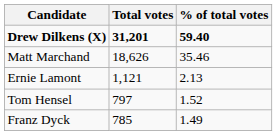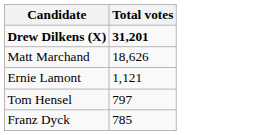- column: (224, 15)
